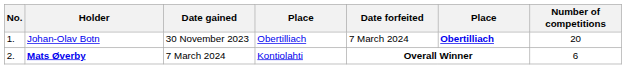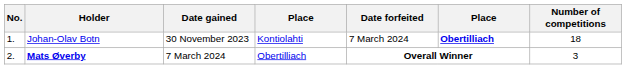(282, 39) Obertilliach -> (280, 39) Kontiolahti
(576, 39) 20 -> (576, 39) 18
(280, 55) Kontiolahti -> (282, 55) Obertilliach
(576, 55) 6 -> (576, 55) 3
